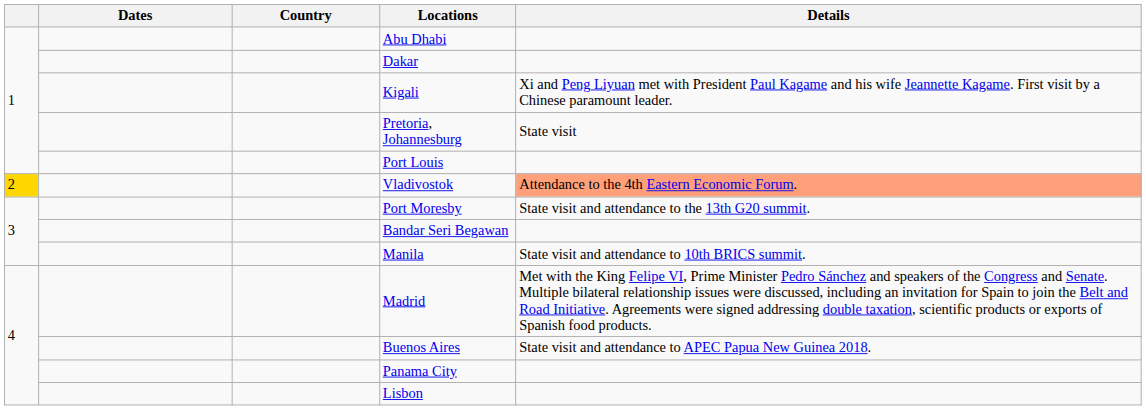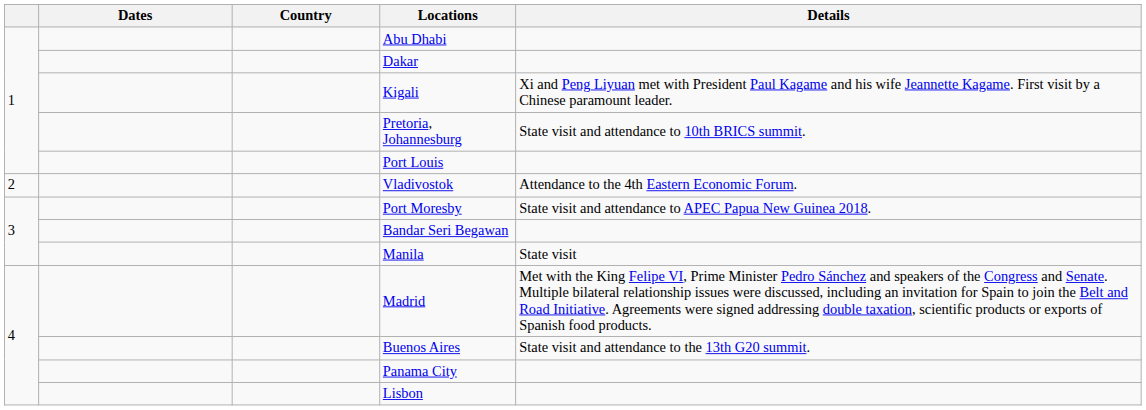(548, 131) State visit -> (662, 131) State visit and attendance to 10th BRICS summit.
(11, 185) gold background -> (11, 185) no background
(658, 185) lightsalmon background -> (658, 185) no background
(665, 208) State visit and attendance to the 13th G20 summit. -> (695, 208) State visit and attendance to APEC Papua New Guinea 2018.
(662, 253) State visit and attendance to 10th BRICS summit. -> (548, 253) State visit
(695, 348) State visit and attendance to APEC Papua New Guinea 2018. -> (665, 348) State visit and attendance to the 13th G20 summit.
